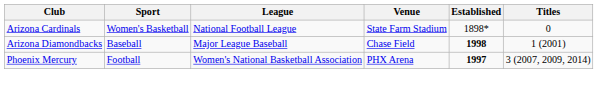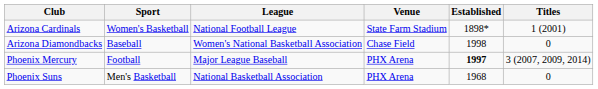(548, 28) 0 -> (548, 28) 1 (2001)
(240, 44) Major League Baseball -> (278, 44) Women's National Basketball Association
(476, 44) bold -> (476, 44) normal
(548, 44) 1 (2001) -> (548, 44) 0
(278, 60) Women's National Basketball Association -> (240, 60) Major League Baseball
+ row: (34, 76)
